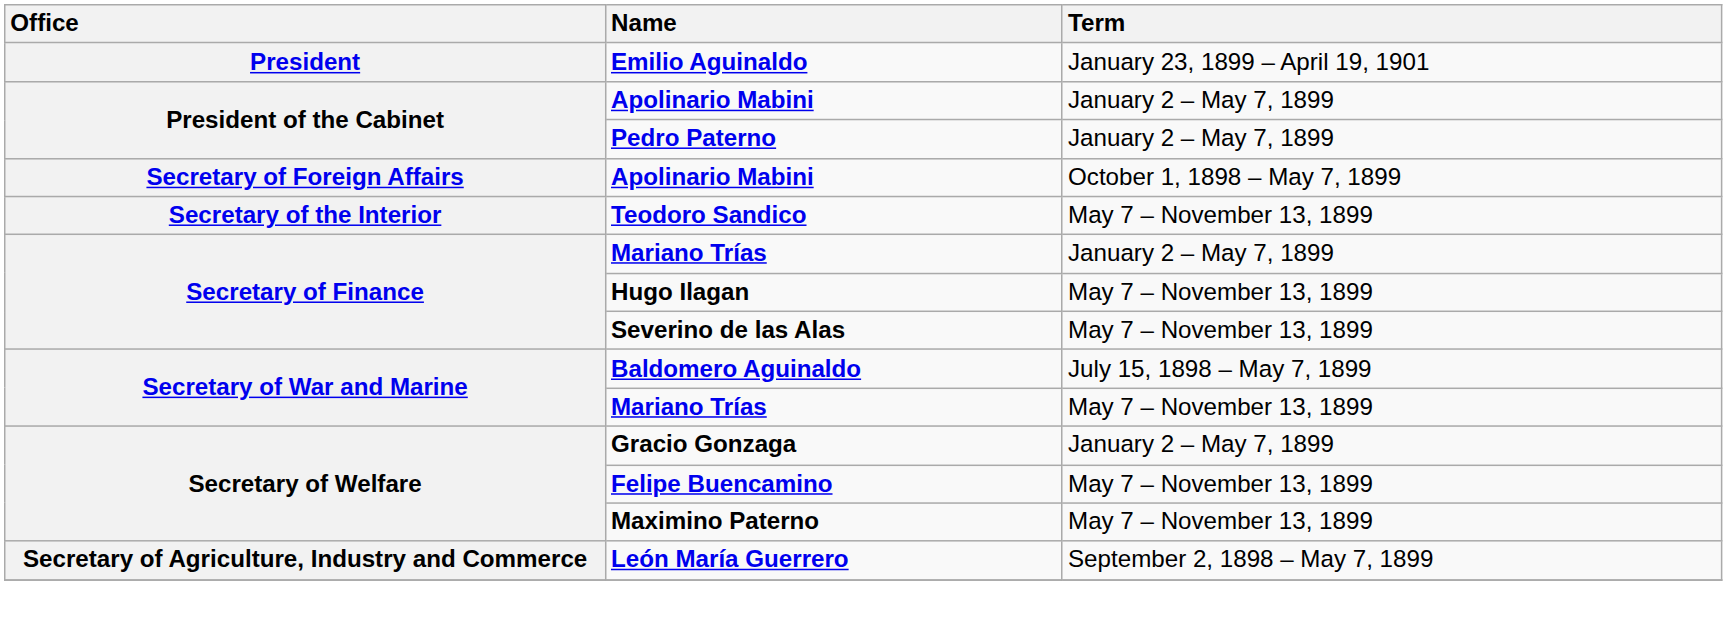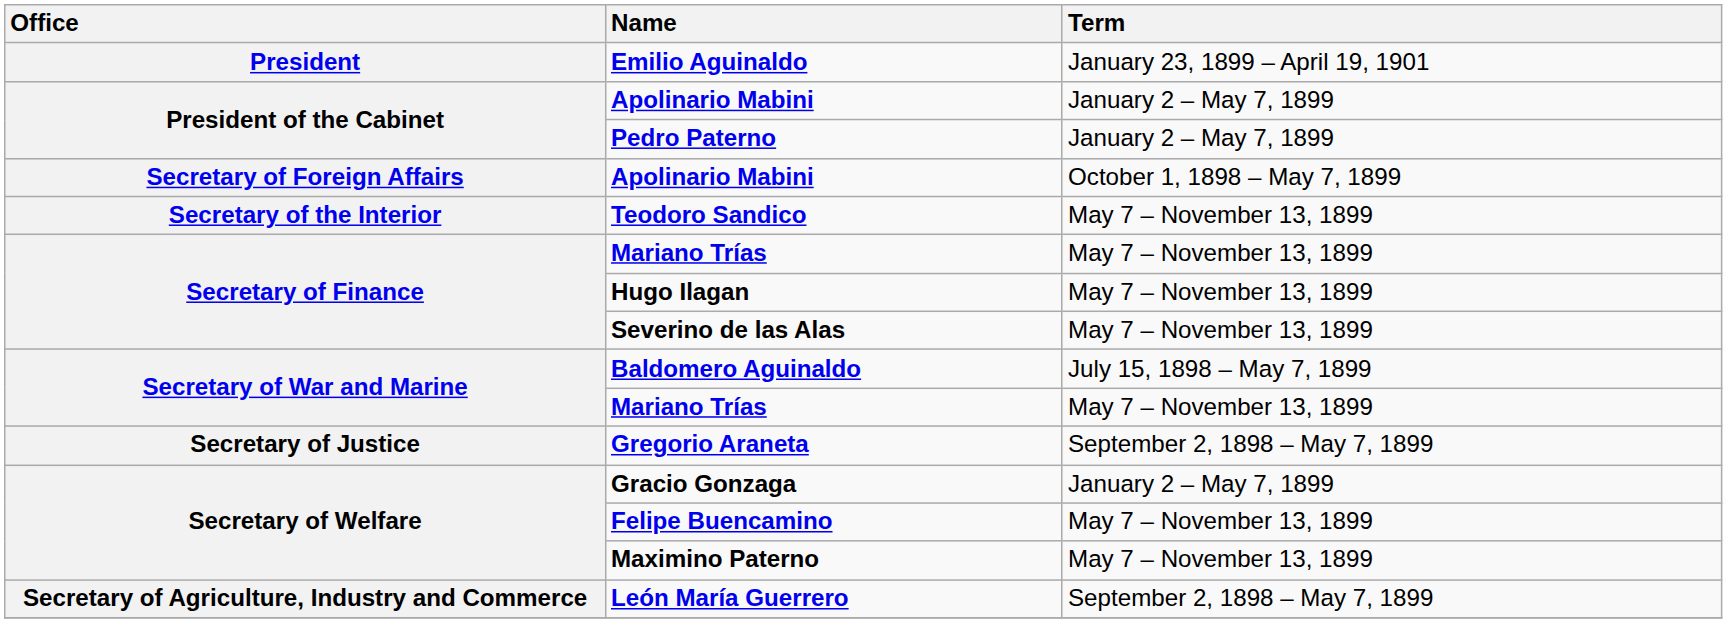(1201, 253) January 2 – May 7, 1899 -> (1220, 253) May 7 – November 13, 1899
+ row: (305, 445)
